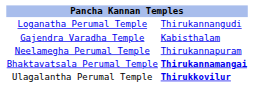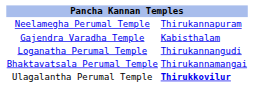rows swapped: (82, 24) <-> (82, 51)
(204, 64) bold -> (204, 64) normal
